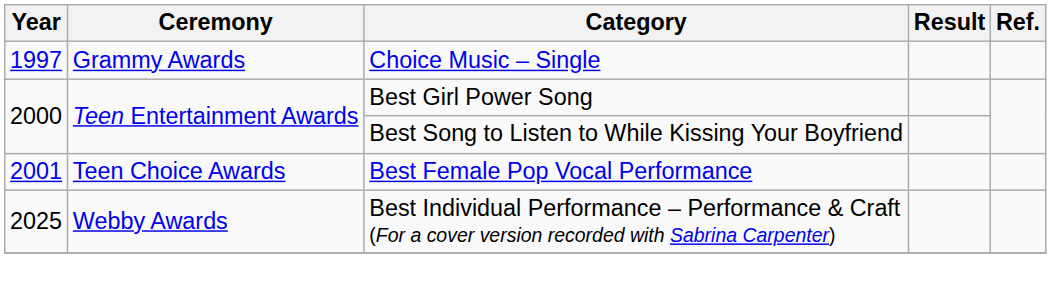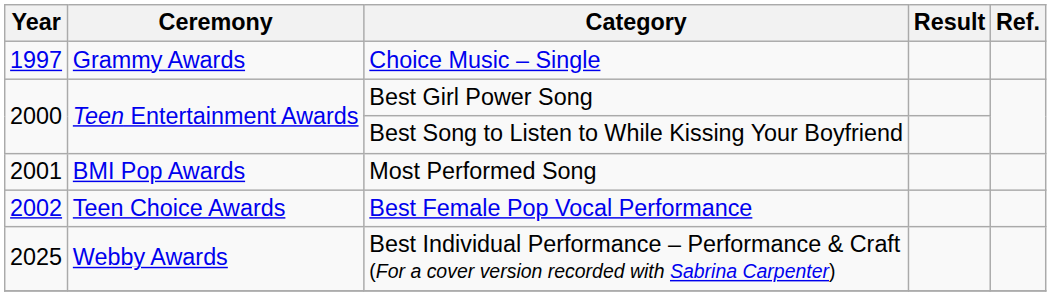+ row: (483, 171)
(36, 171) 2001 -> (36, 208) 2002
